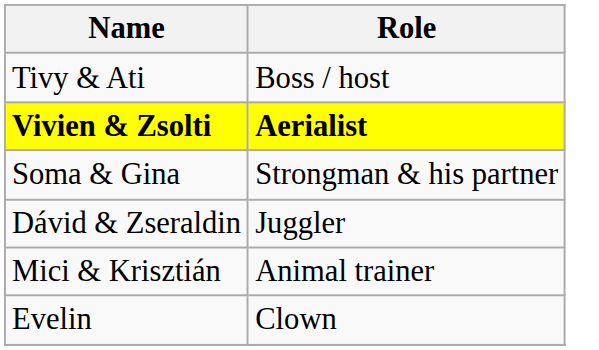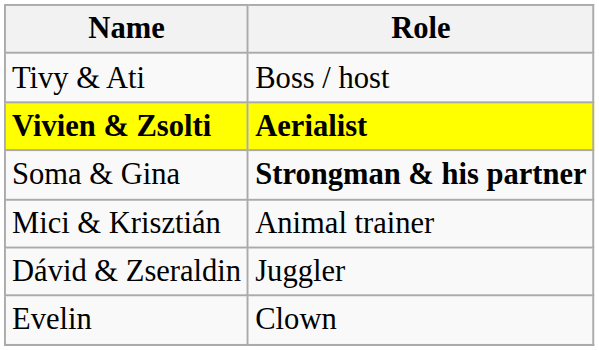(407, 174) normal -> (421, 174) bold
rows swapped: (116, 271) <-> (127, 222)
